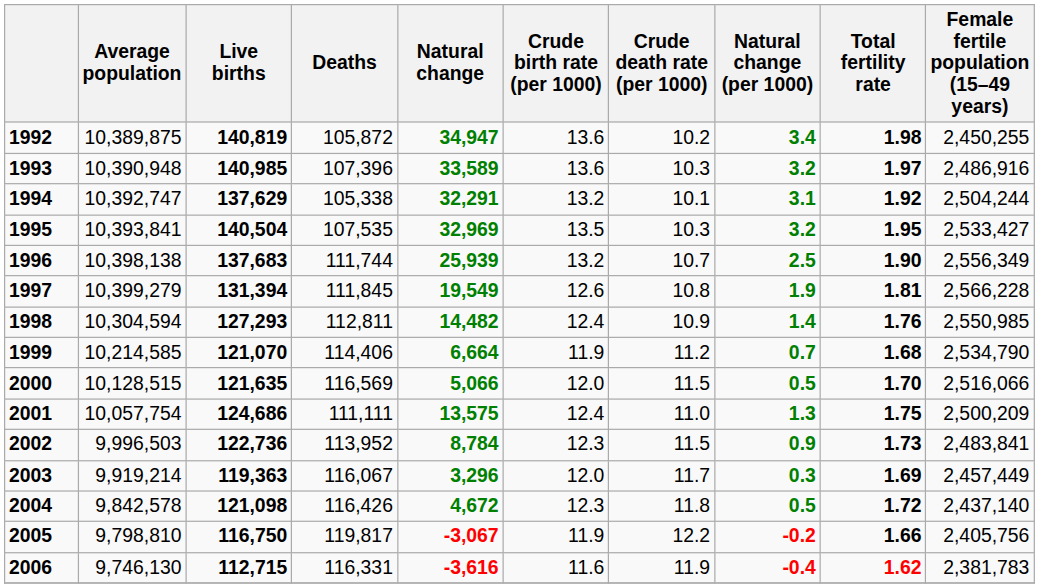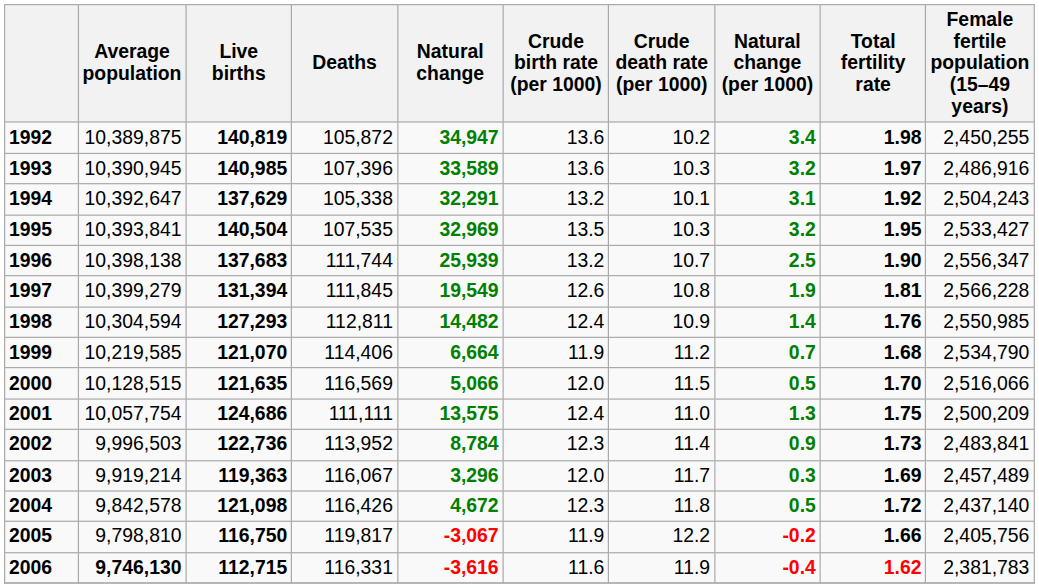(133, 168) 10,390,948 -> (133, 168) 10,390,945
(133, 199) 10,392,747 -> (133, 199) 10,392,647
(986, 199) 2,504,244 -> (986, 199) 2,504,243
(986, 260) 2,556,349 -> (986, 260) 2,556,347
(133, 352) 10,214,585 -> (133, 352) 10,219,585
(692, 444) 11.5 -> (692, 444) 11.4
(986, 475) 2,457,449 -> (986, 475) 2,457,489
(138, 567) normal -> (138, 567) bold
